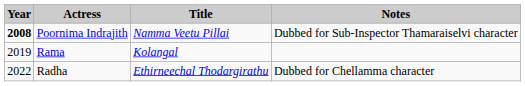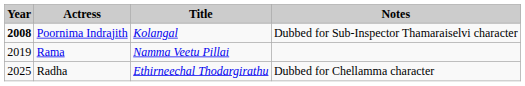(181, 33) Namma Veetu Pillai -> (156, 33) Kolangal
(156, 52) Kolangal -> (181, 52) Namma Veetu Pillai
(19, 71) 2022 -> (19, 71) 2025
